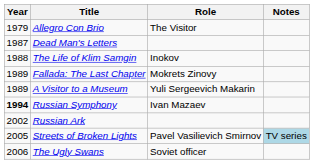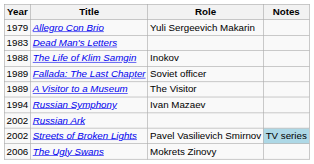(173, 27) The Visitor -> (202, 27) Yuli Sergeevich Makarin
(17, 43) 1987 -> (17, 43) 1983
(183, 74) Mokrets Zinovy -> (178, 74) Soviet officer
(202, 89) Yuli Sergeevich Makarin -> (173, 89) The Visitor
(17, 105) bold -> (17, 105) normal
(17, 136) 2005 -> (17, 136) 2002
(178, 151) Soviet officer -> (183, 151) Mokrets Zinovy
